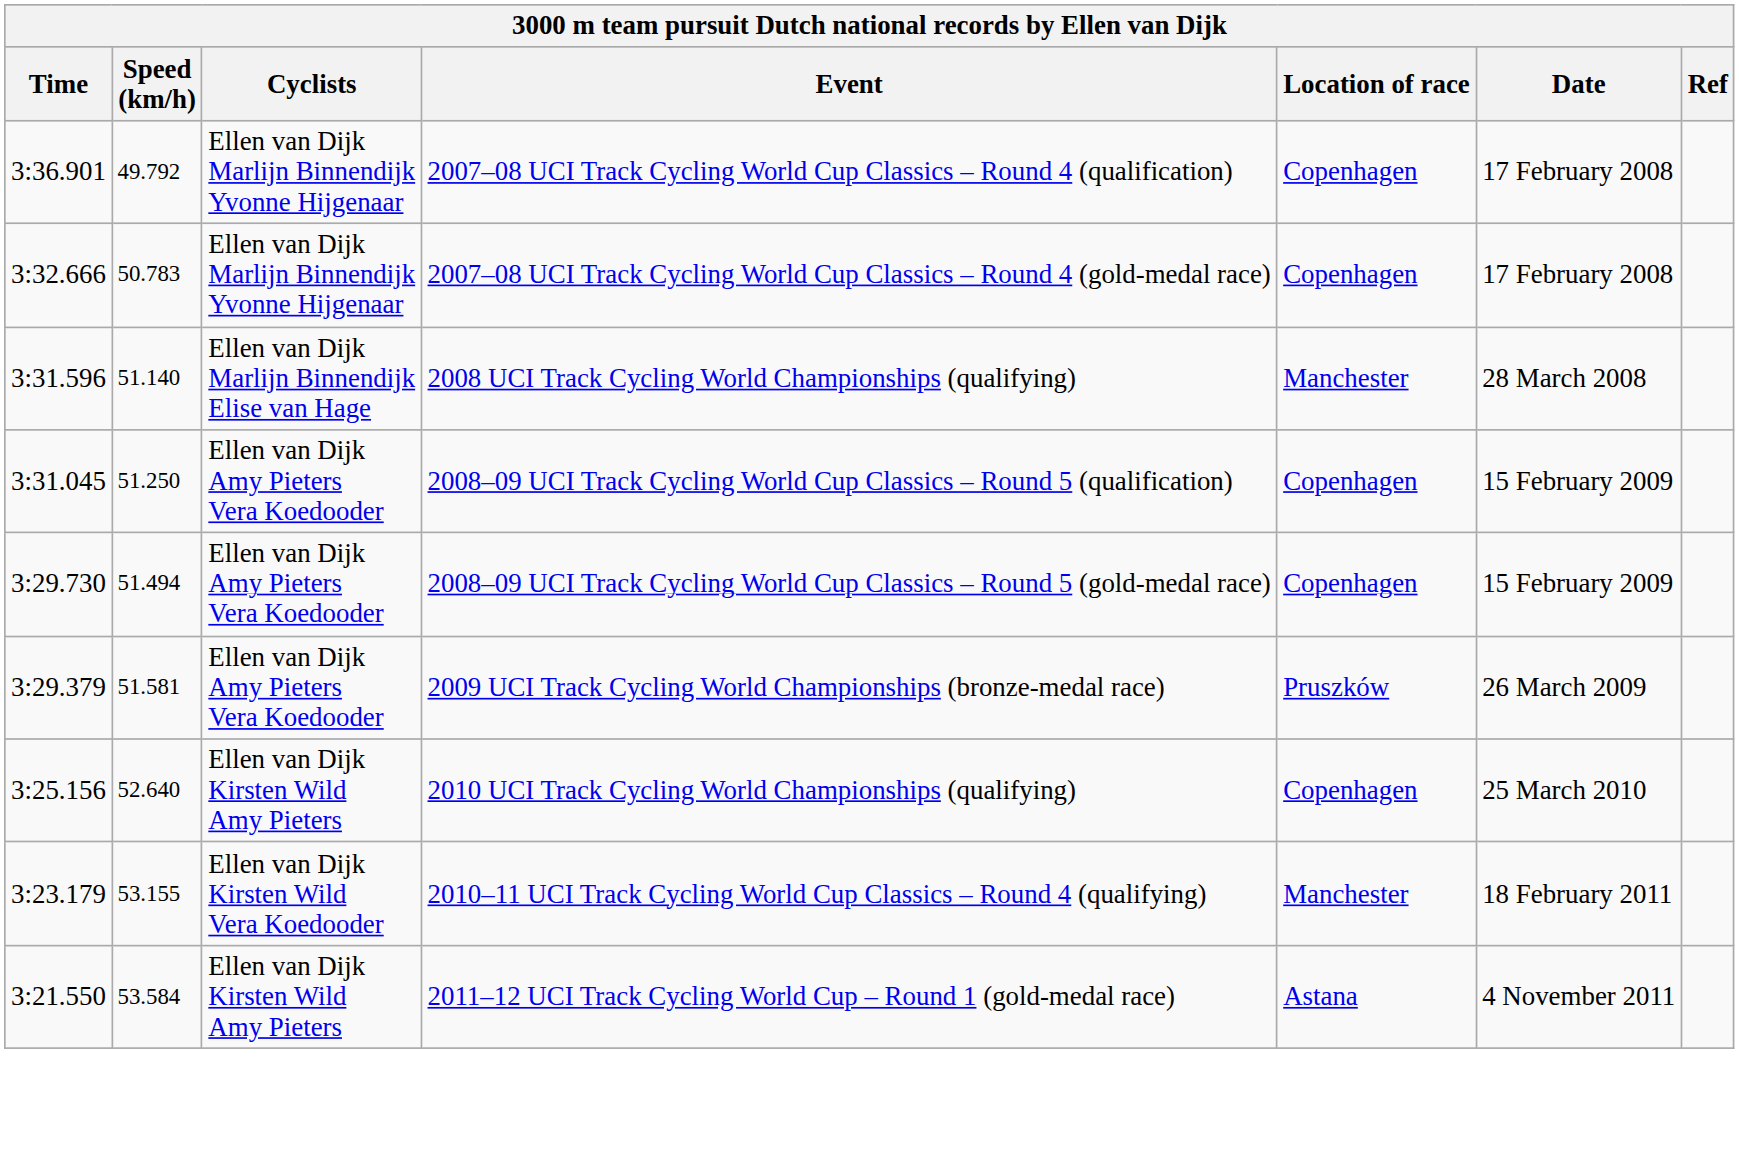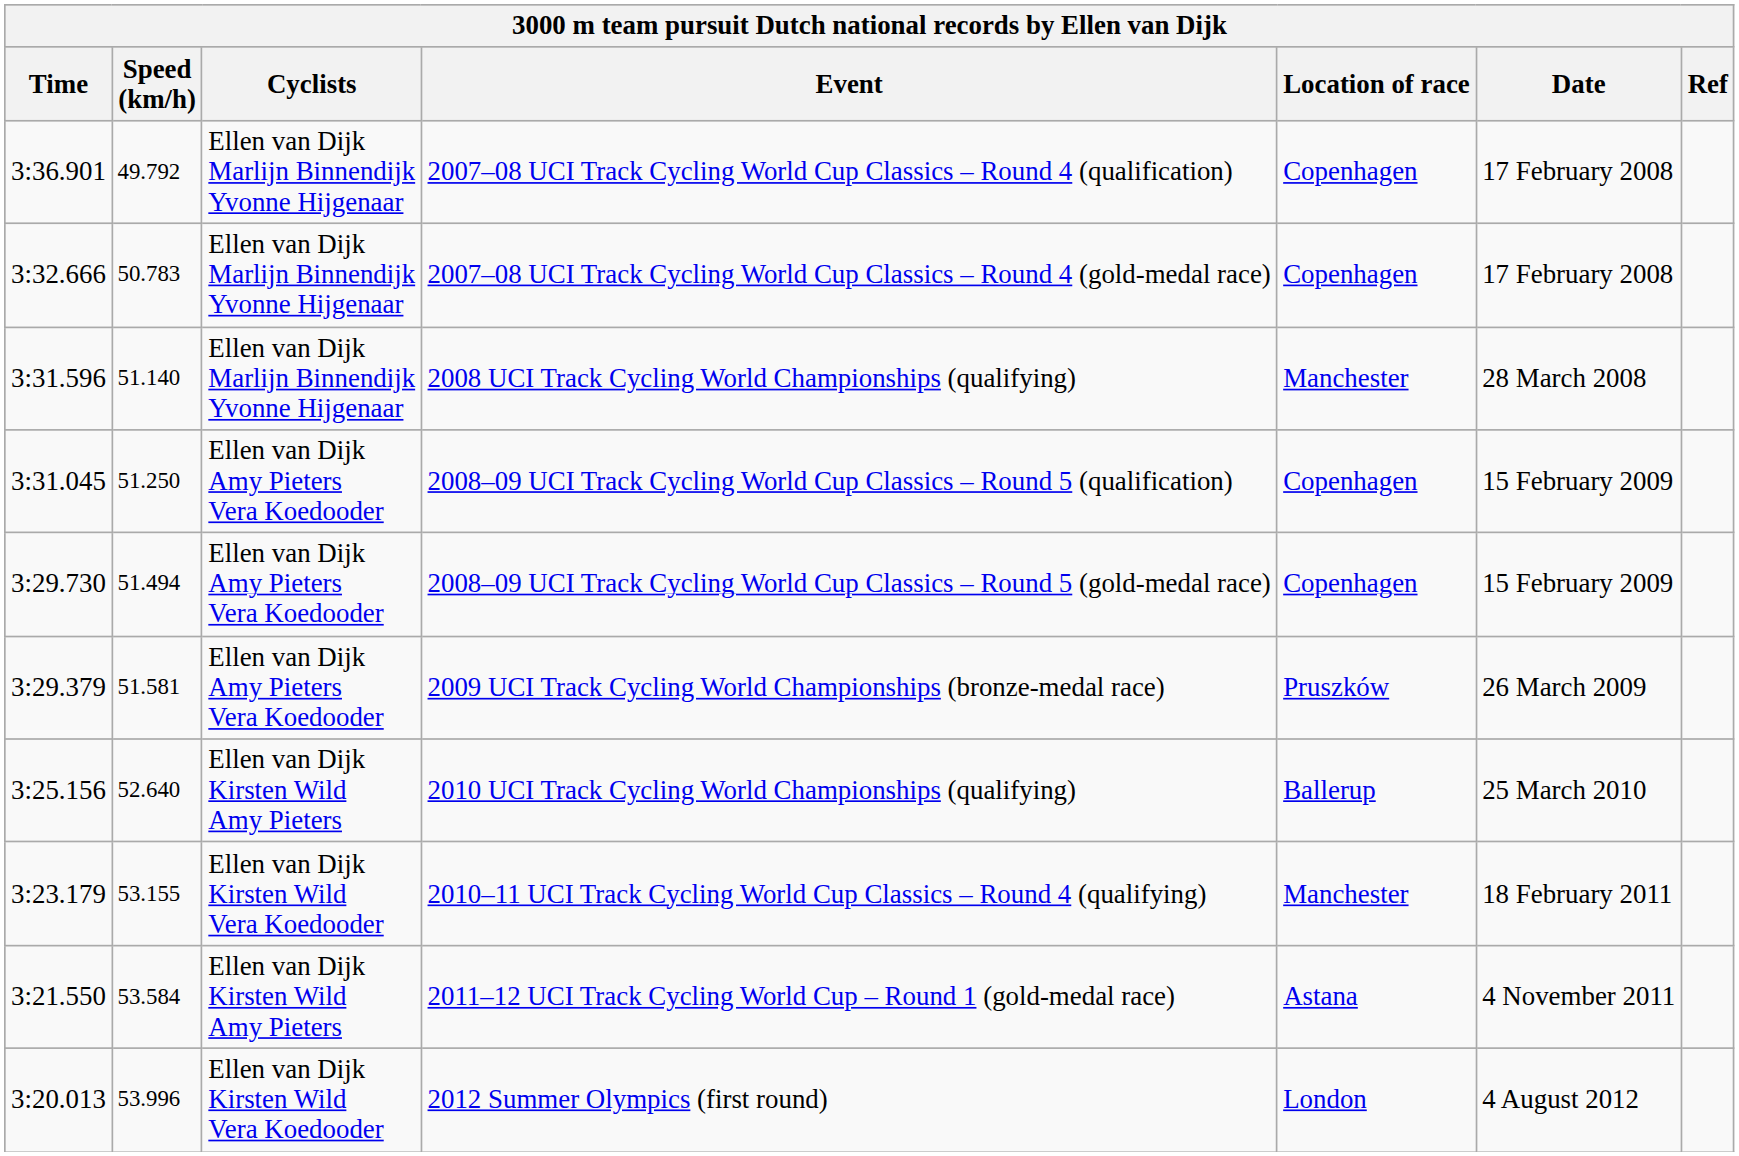(312, 377) Ellen van Dijk Marlijn Binnendijk Elise van Hage -> (312, 377) Ellen van Dijk Marlijn Binnendijk Yvonne Hijgenaar
(1350, 790) Copenhagen -> (1329, 790) Ballerup
+ row: (628, 1099)
